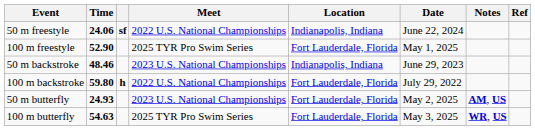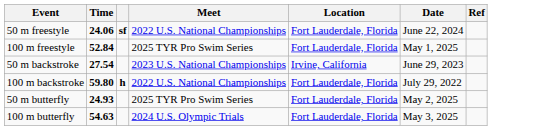- column: (488, 13)
(337, 30) Indianapolis, Indiana -> (344, 30) Fort Lauderdale, Florida
(101, 47) 52.90 -> (101, 47) 52.84
(101, 64) 48.46 -> (101, 64) 27.54
(337, 64) Indianapolis, Indiana -> (329, 64) Irvine, California
(209, 99) 2023 U.S. National Championships -> (192, 99) 2025 TYR Pro Swim Series
(192, 116) 2025 TYR Pro Swim Series -> (188, 116) 2024 U.S. Olympic Trials
